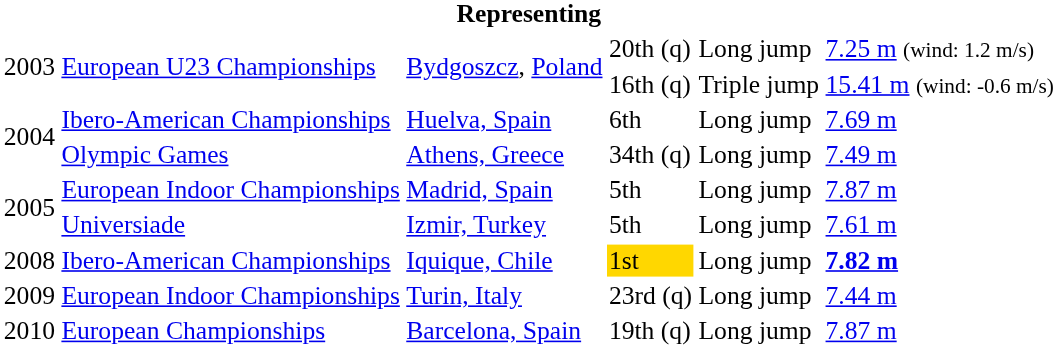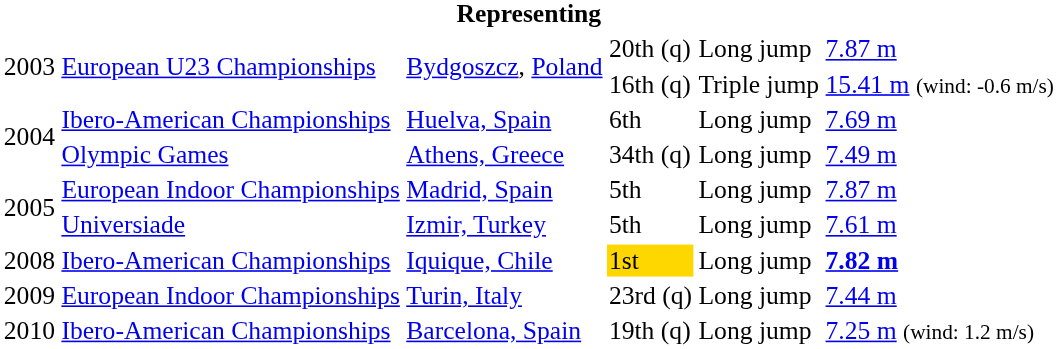(930, 49) 7.25 m (wind: 1.2 m/s) -> (861, 49) 7.87 m
(193, 330) European Championships -> (226, 330) Ibero-American Championships
(861, 330) 7.87 m -> (930, 330) 7.25 m (wind: 1.2 m/s)
